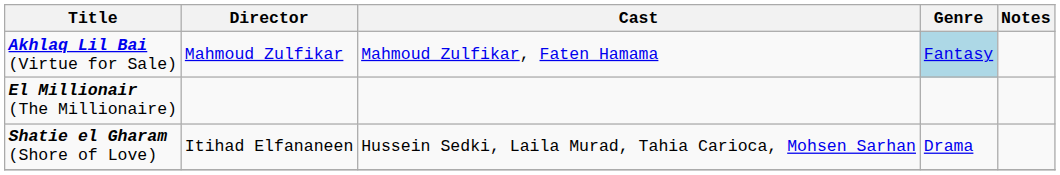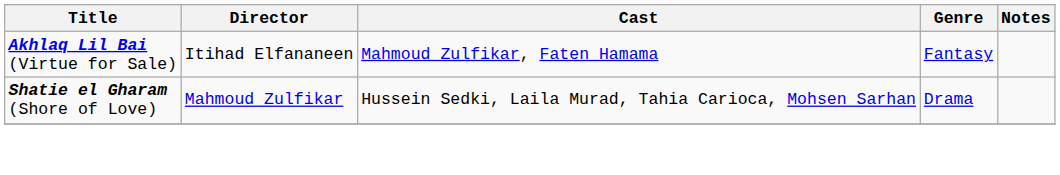(264, 55) Mahmoud Zulfikar -> (269, 55) Itihad Elfananeen
(959, 55) lightblue background -> (959, 55) no background
- row: (93, 100)
(269, 146) Itihad Elfananeen -> (264, 100) Mahmoud Zulfikar
